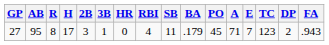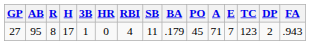- column: (86, 13)
